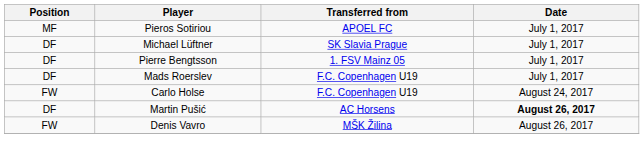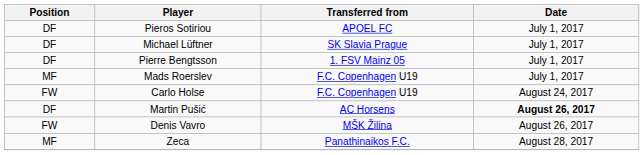(49, 29) MF -> (49, 29) DF
(49, 77) DF -> (49, 77) MF
+ row: (178, 142)
